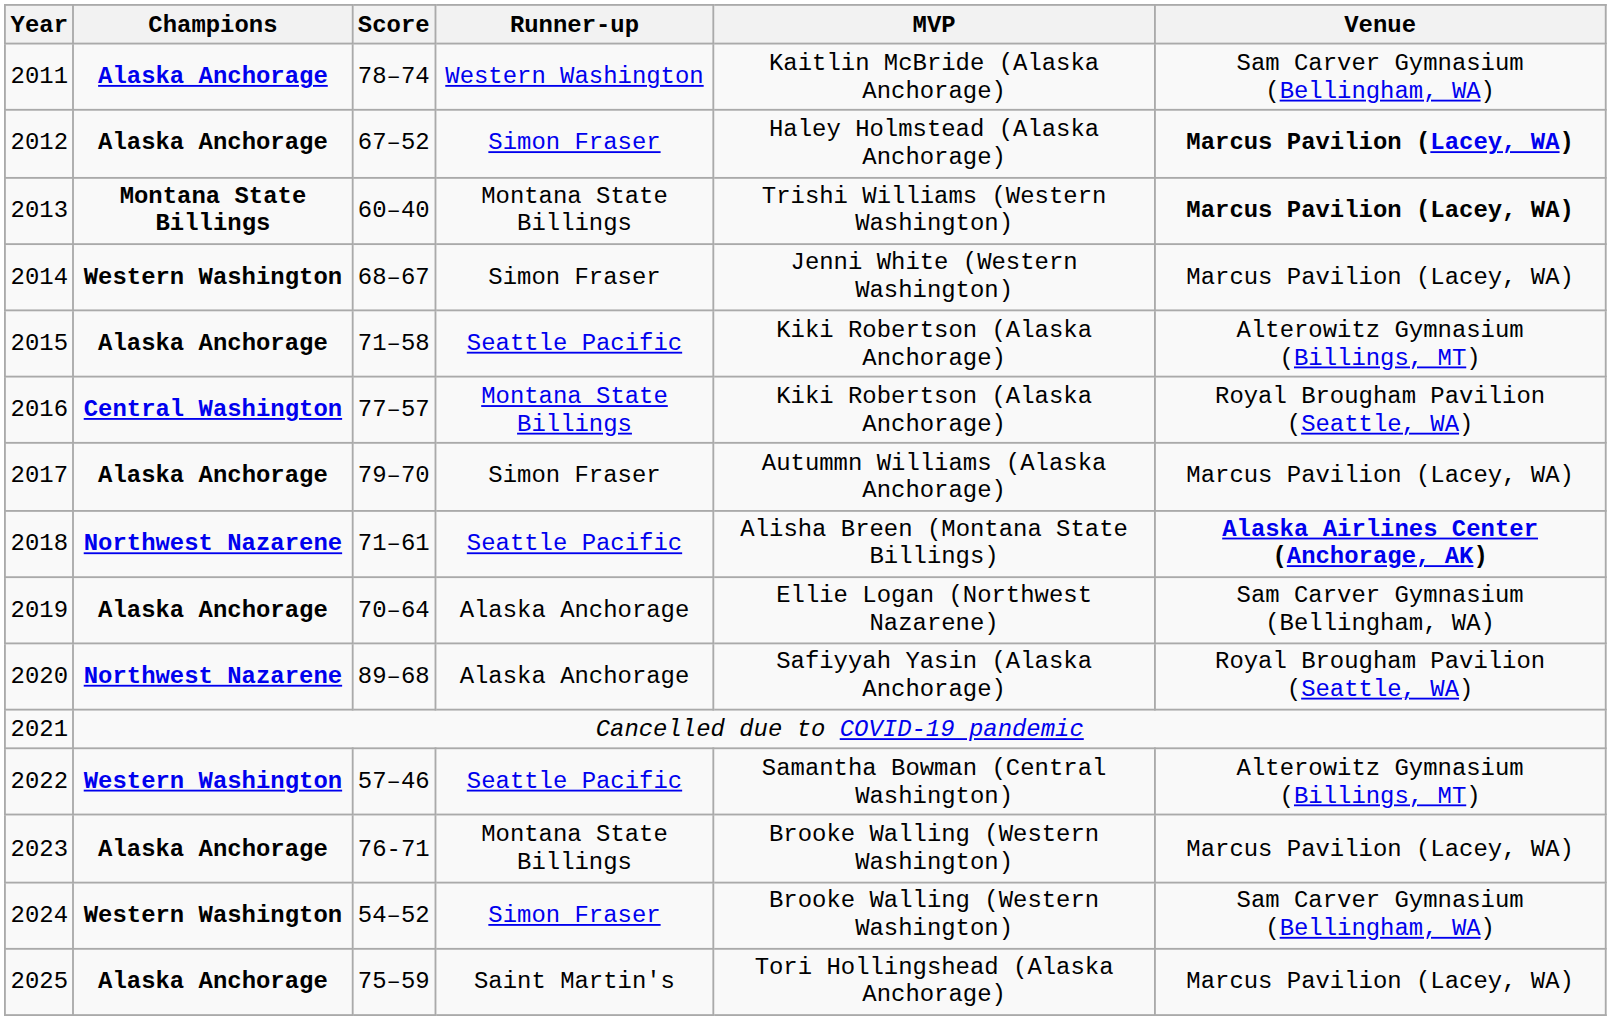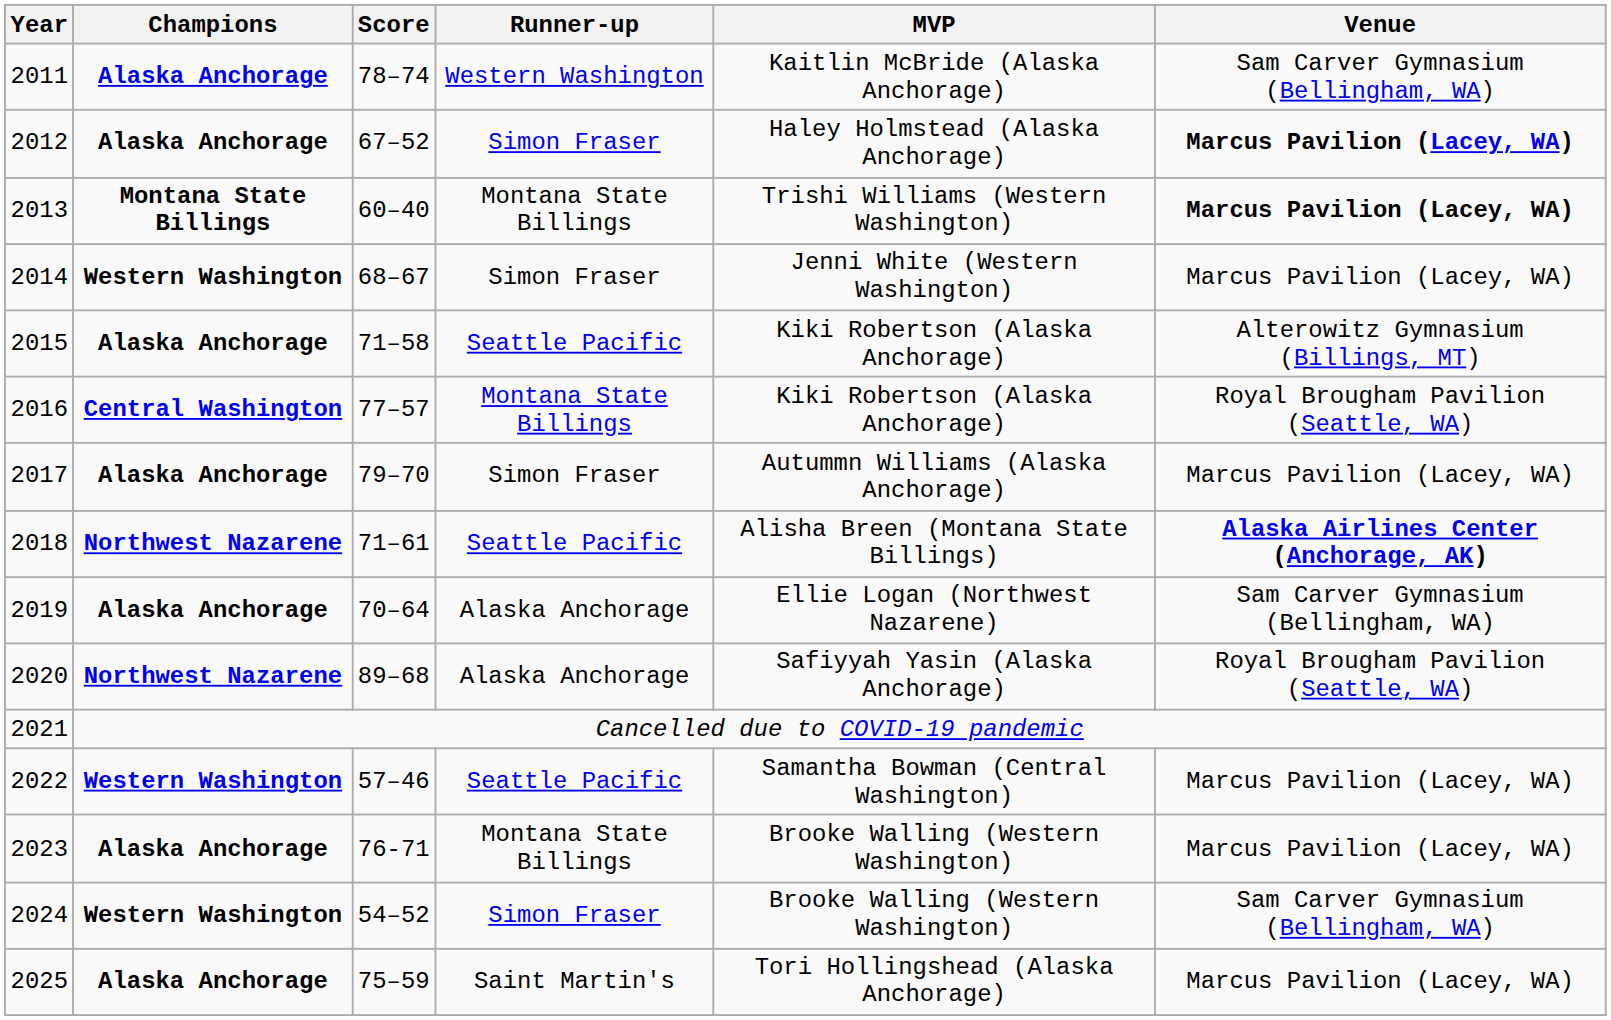(1380, 782) Alterowitz Gymnasium (Billings, MT) -> (1380, 782) Marcus Pavilion (Lacey, WA)
